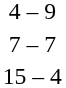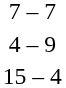rows swapped: (32, 11) <-> (32, 44)
